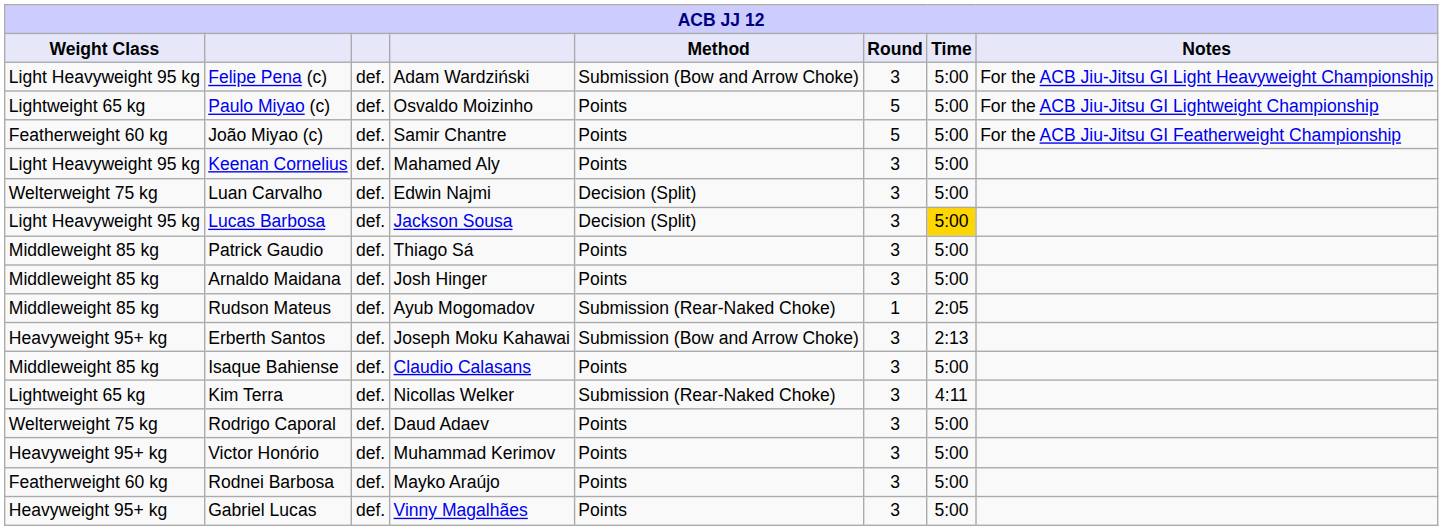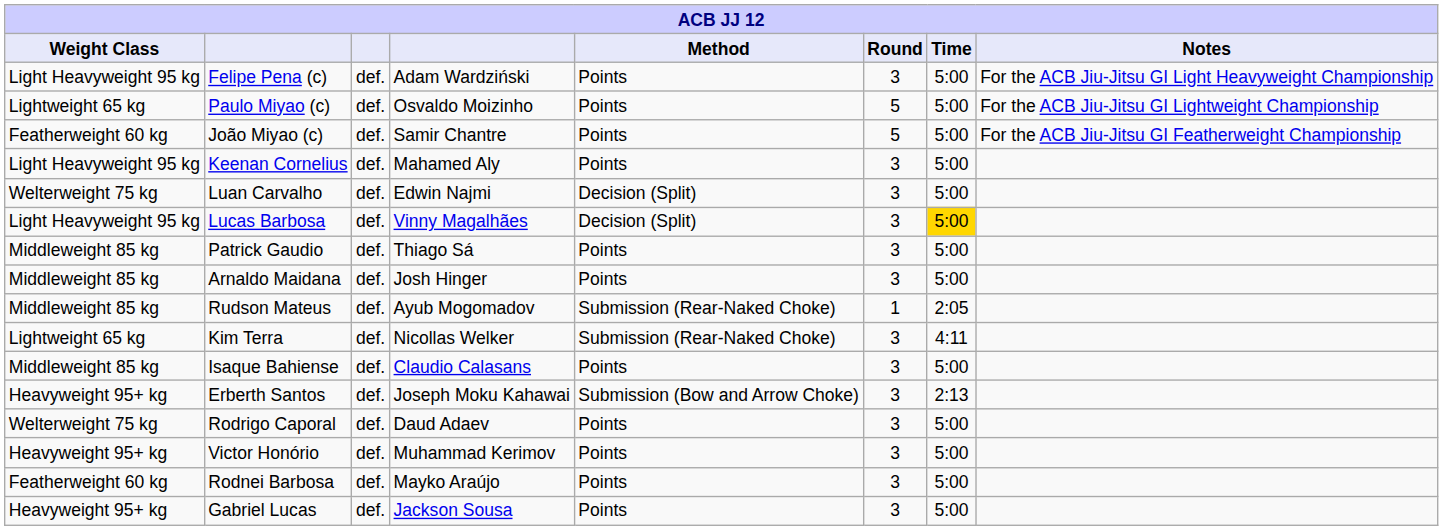(719, 77) Submission (Bow and Arrow Choke) -> (603, 77) Points
(453, 221) Jackson Sousa -> (461, 221) Vinny Magalhães
rows swapped: (267, 337) <-> (246, 395)
(461, 510) Vinny Magalhães -> (453, 510) Jackson Sousa
